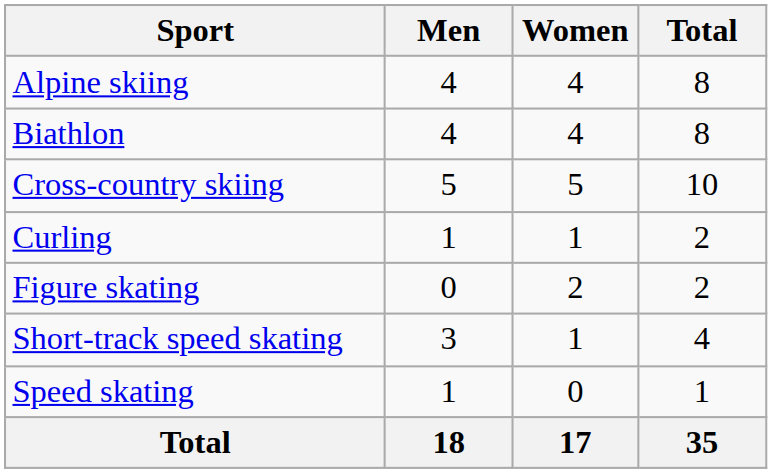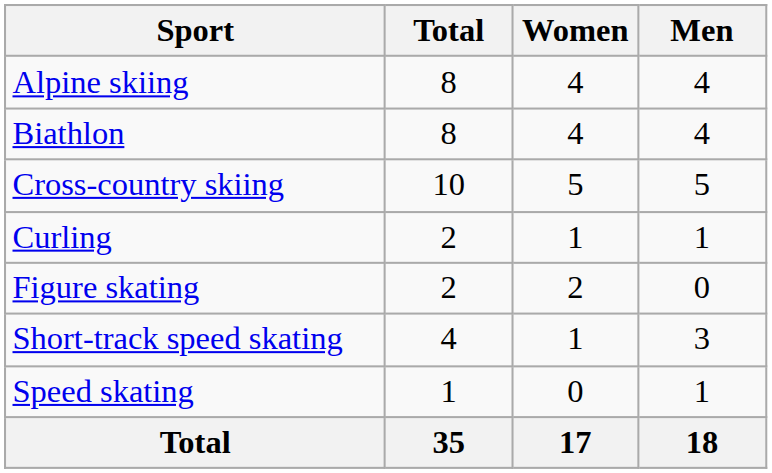columns swapped: (449, 30) <-> (702, 30)
